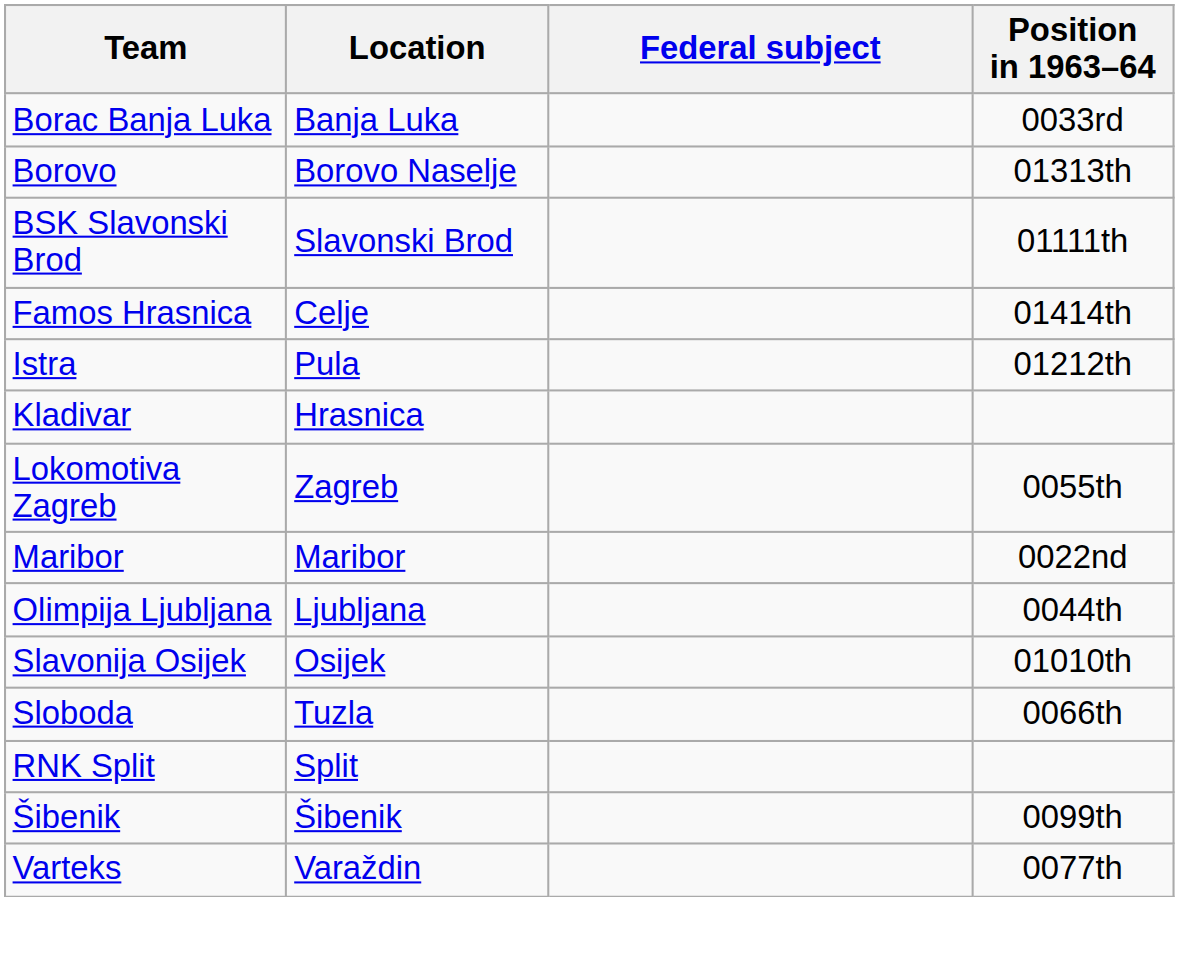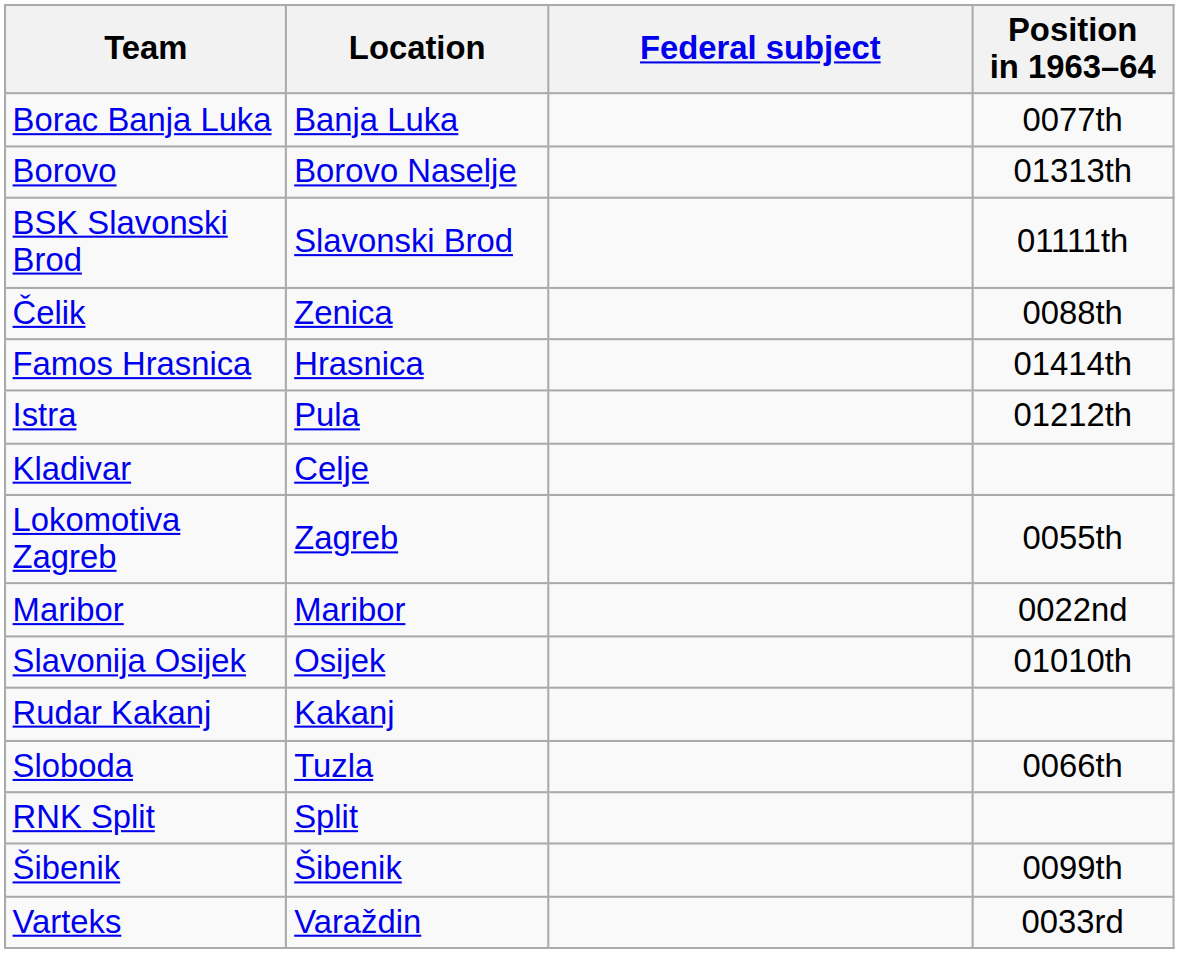(1073, 119) 0033rd -> (1073, 119) 0077th
+ row: (49, 312)
(332, 312) Celje -> (359, 364) Hrasnica
(359, 416) Hrasnica -> (332, 468) Celje
- row: (142, 609)
+ row: (112, 713)
(1073, 869) 0077th -> (1073, 921) 0033rd
